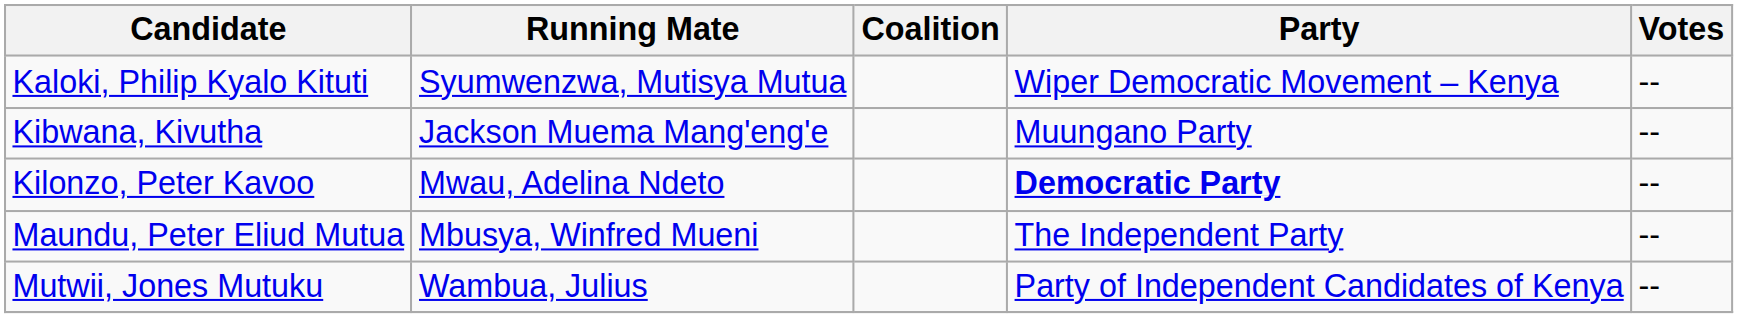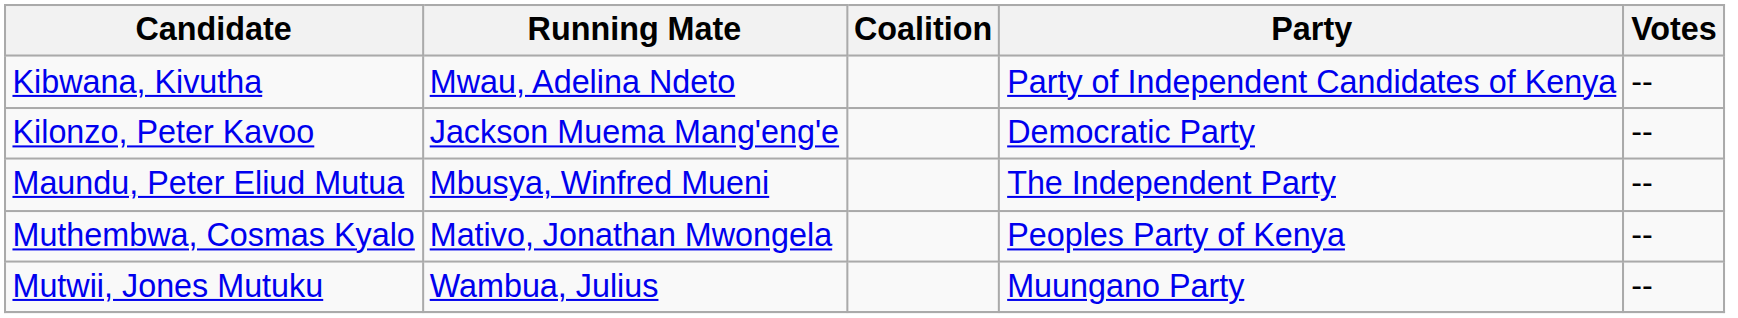- row: (190, 81)
(624, 132) Jackson Muema Mang'eng'e -> (582, 81) Mwau, Adelina Ndeto
(1133, 132) Muungano Party -> (1312, 81) Party of Independent Candidates of Kenya
(572, 183) Mwau, Adelina Ndeto -> (634, 132) Jackson Muema Mang'eng'e
(1148, 183) bold -> (1131, 132) normal
+ row: (214, 235)
(1319, 286) Party of Independent Candidates of Kenya -> (1126, 286) Muungano Party
